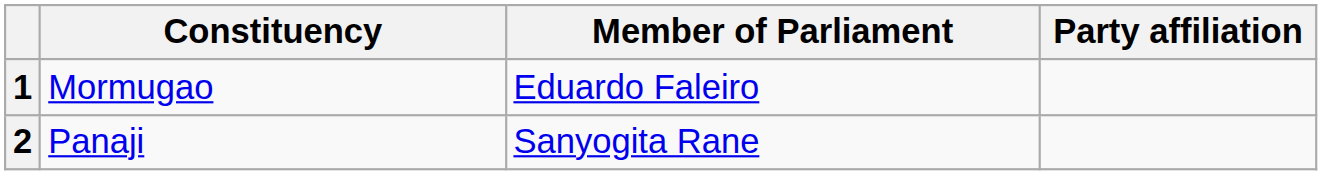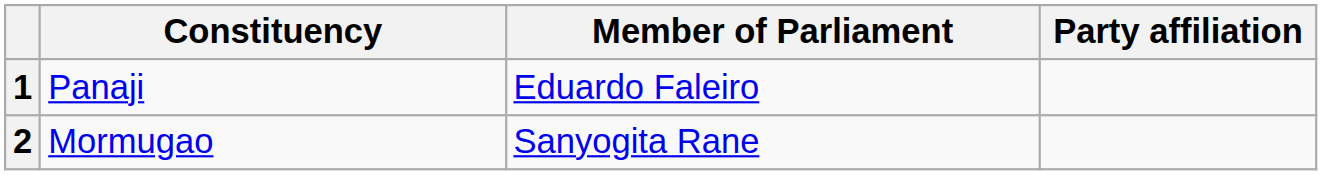(131, 86) Mormugao -> (96, 86) Panaji
(96, 141) Panaji -> (131, 141) Mormugao
